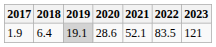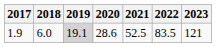(44, 33) 6.4 -> (44, 33) 6.0
(136, 33) 52.1 -> (136, 33) 52.5
